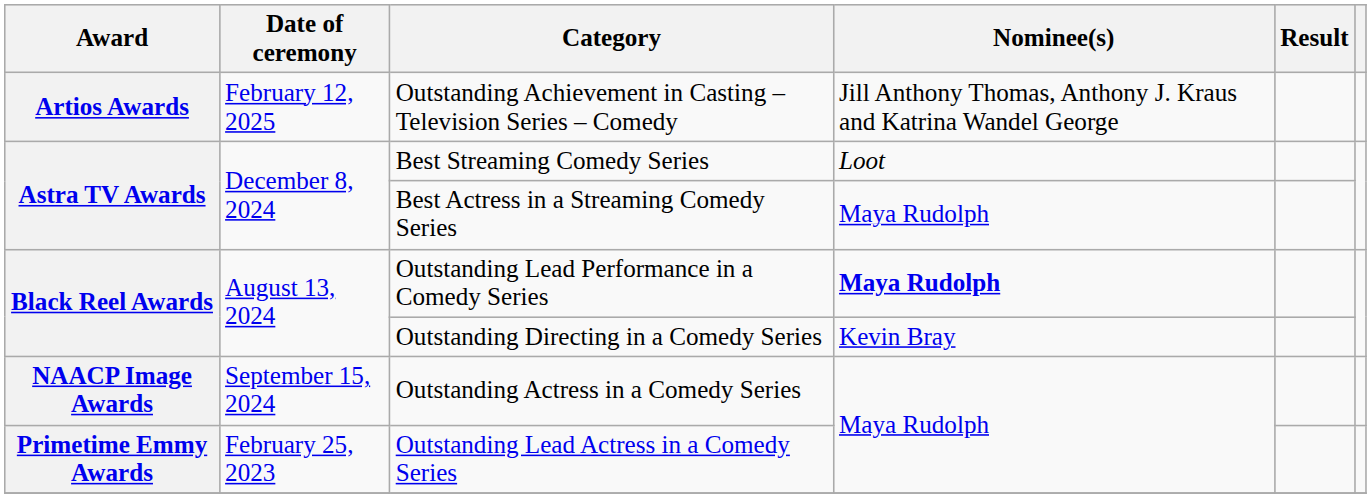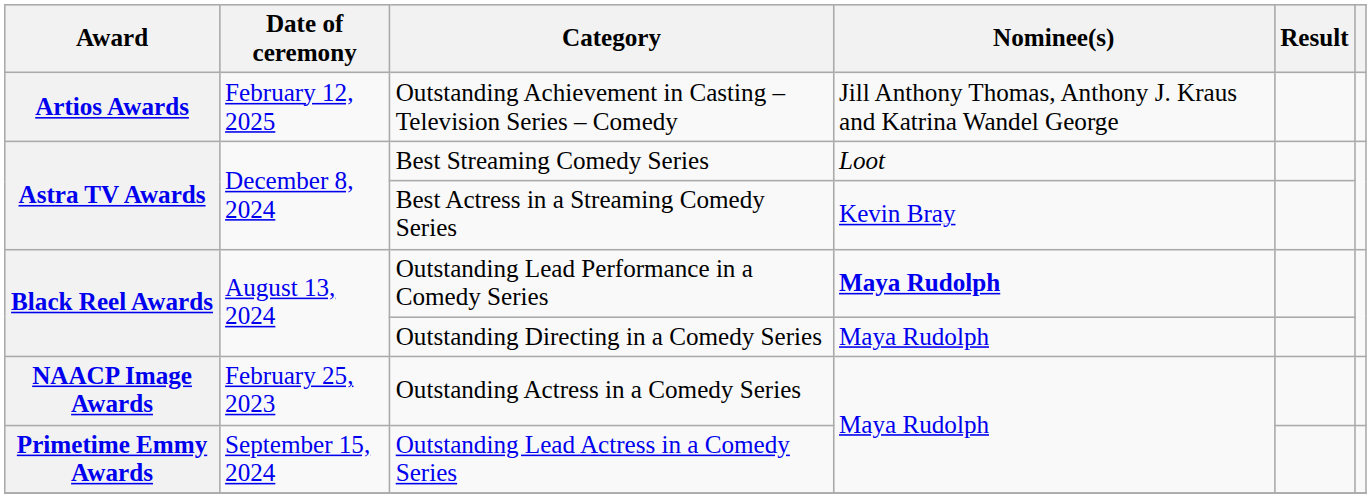(914, 214) Maya Rudolph -> (897, 214) Kevin Bray
(897, 336) Kevin Bray -> (914, 336) Maya Rudolph
(298, 390) September 15, 2024 -> (289, 390) February 25, 2023
(289, 458) February 25, 2023 -> (298, 458) September 15, 2024
